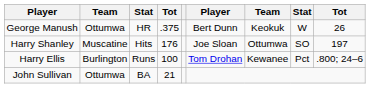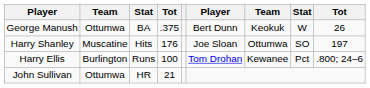(144, 28) HR -> (144, 28) BA
(144, 75) BA -> (144, 75) HR
